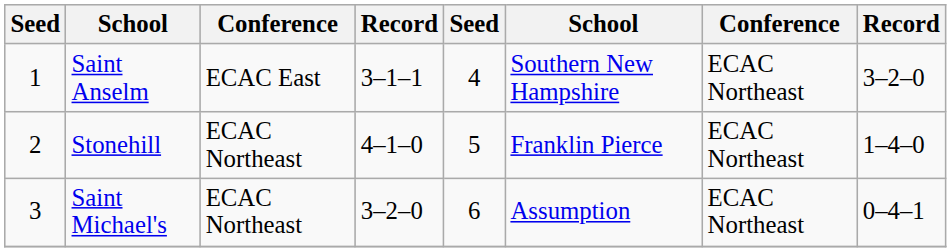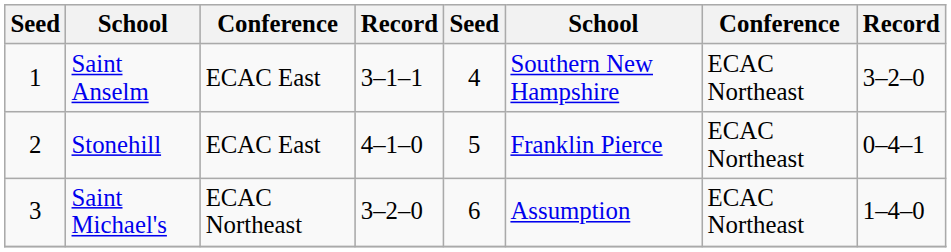(254, 144) ECAC Northeast -> (263, 144) ECAC East
(894, 144) 1–4–0 -> (894, 144) 0–4–1
(894, 211) 0–4–1 -> (894, 211) 1–4–0
